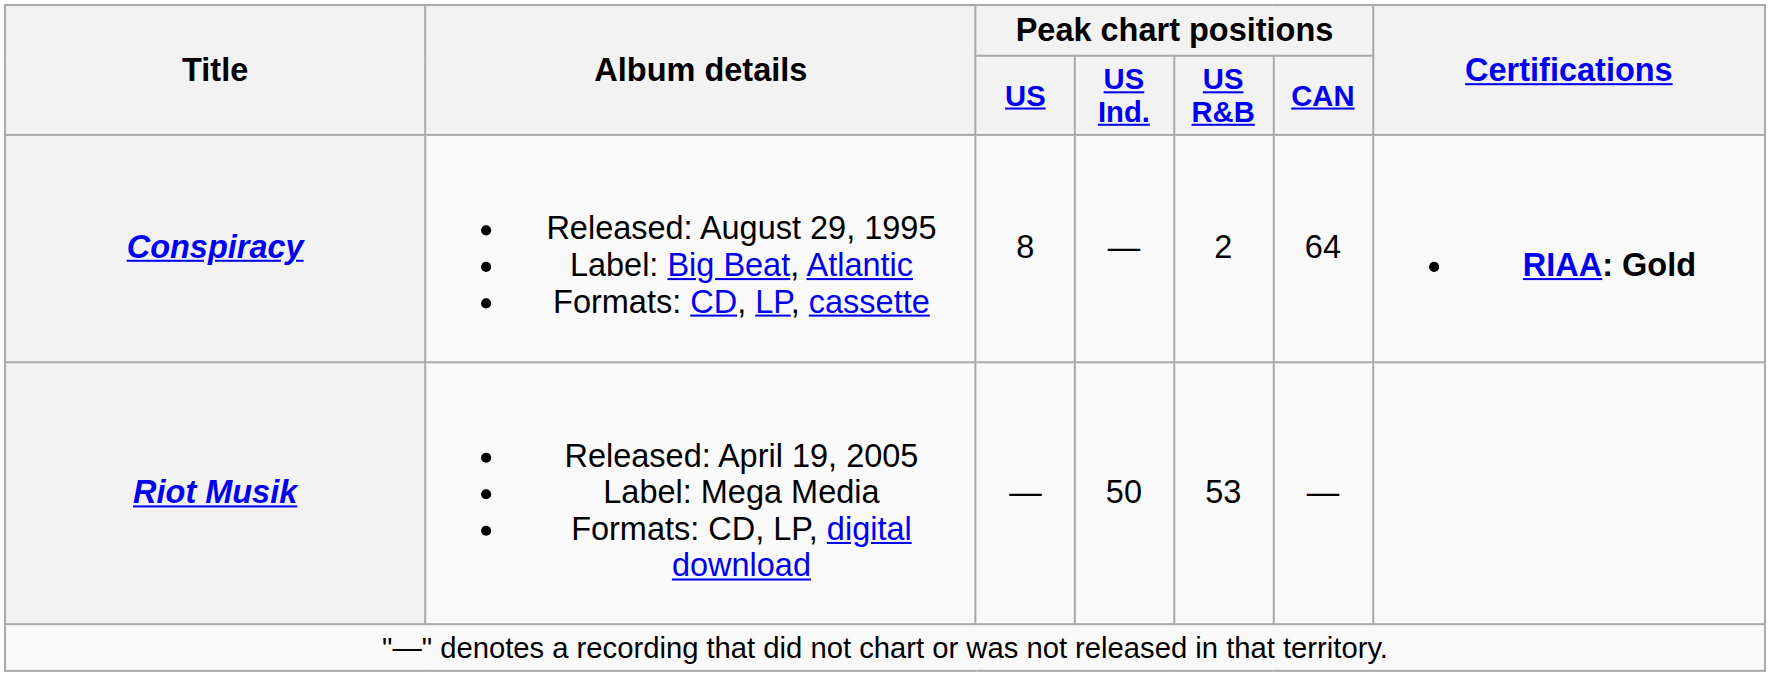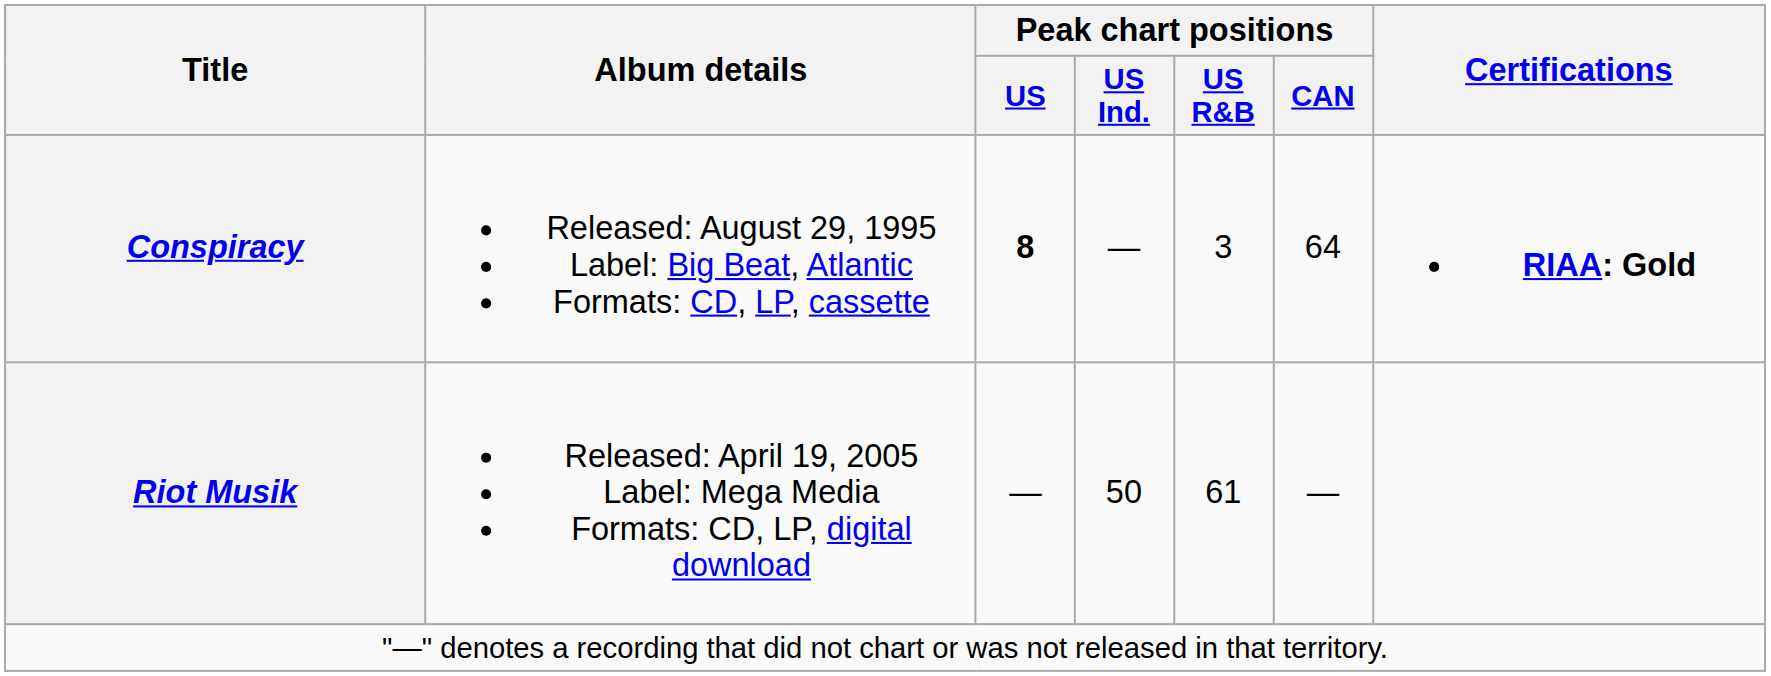(1025, 247) normal -> (1025, 247) bold
(1223, 247) 2 -> (1223, 247) 3
(1223, 492) 53 -> (1223, 492) 61
